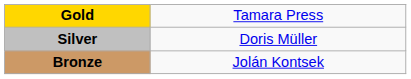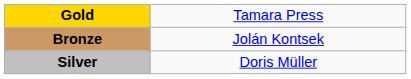rows swapped: (77, 39) <-> (77, 62)
